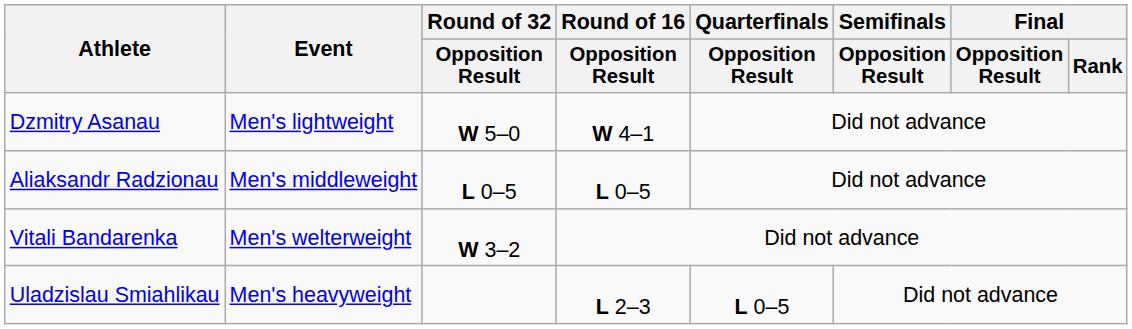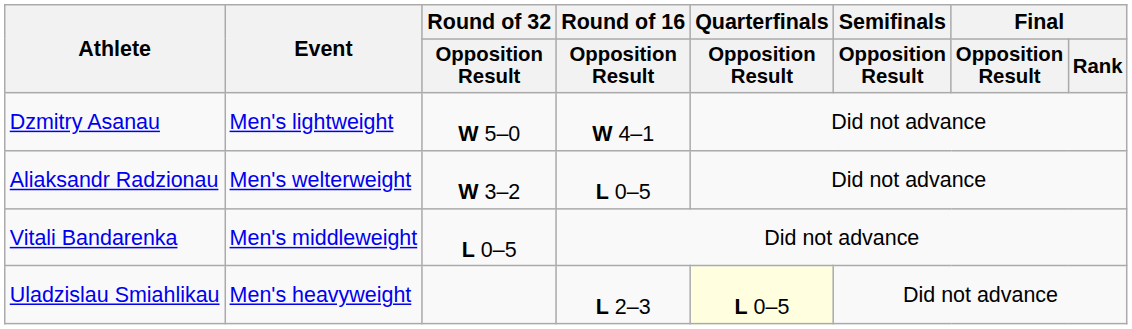(323, 180) Men's middleweight -> (320, 180) Men's welterweight
(489, 192) L 0–5 -> (489, 192) W 3–2
(320, 238) Men's welterweight -> (323, 238) Men's middleweight
(489, 250) W 3–2 -> (489, 250) L 0–5
(762, 307) no background -> (762, 307) lightyellow background
